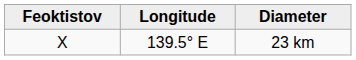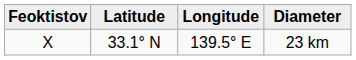+ column: (134, 17)
